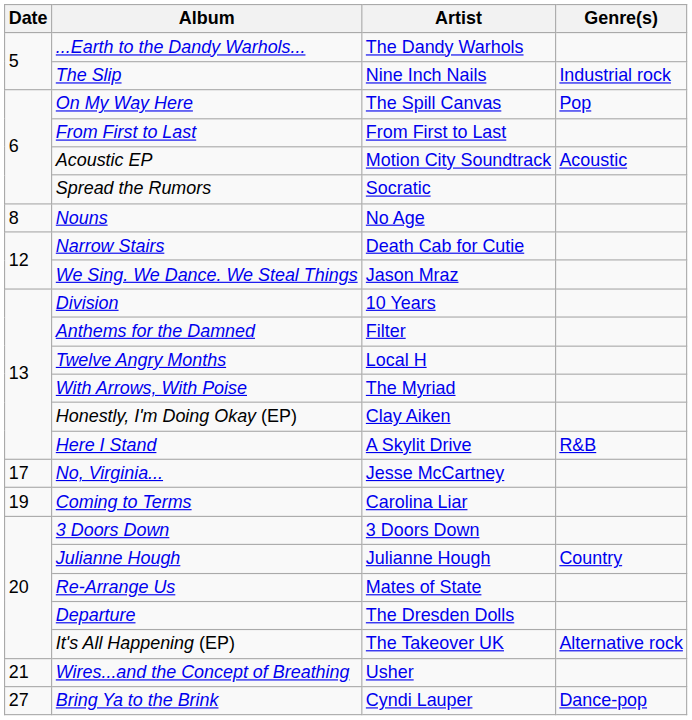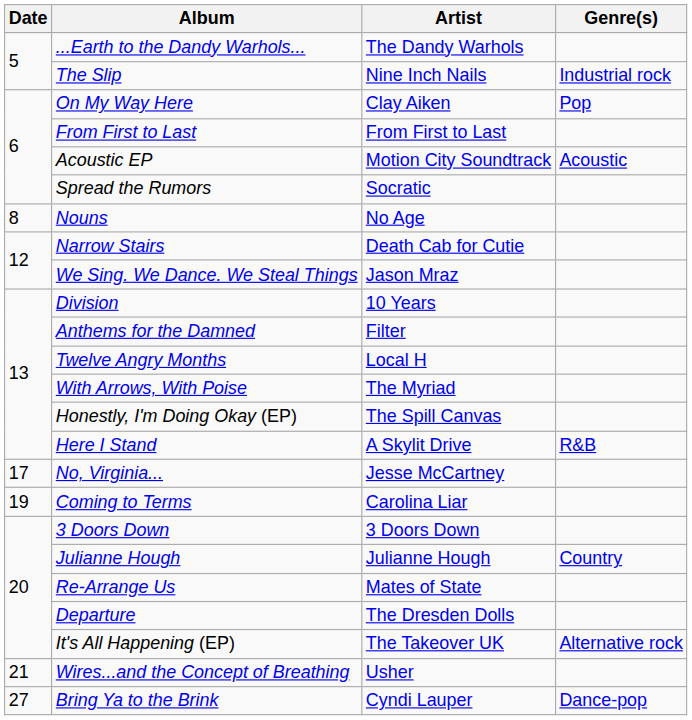(434, 103) The Spill Canvas -> (408, 103) Clay Aiken
(408, 416) Clay Aiken -> (434, 416) The Spill Canvas
